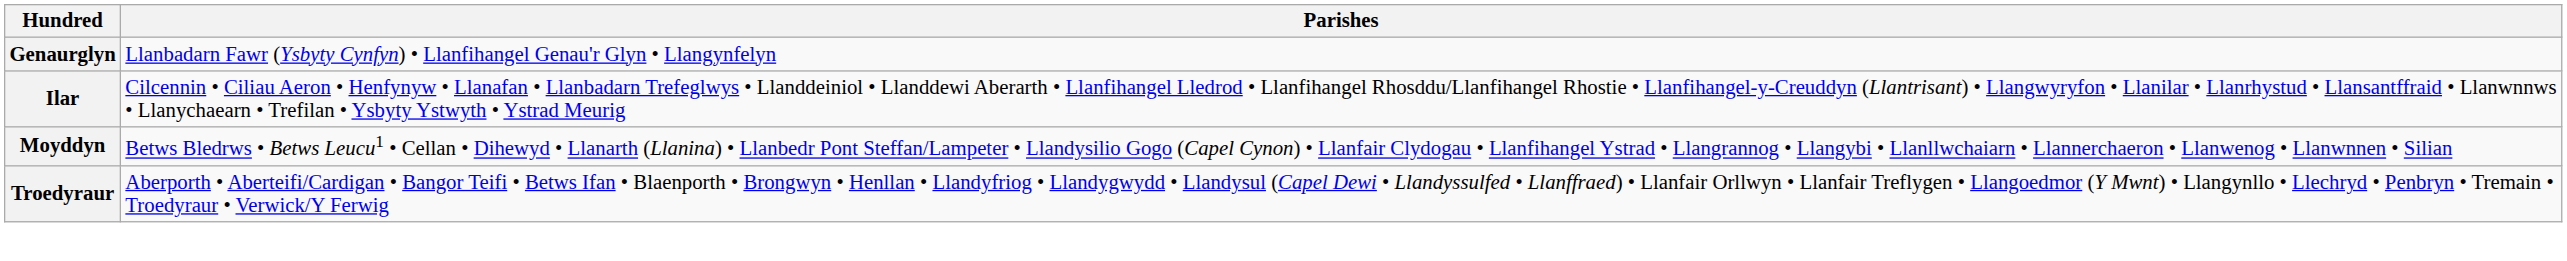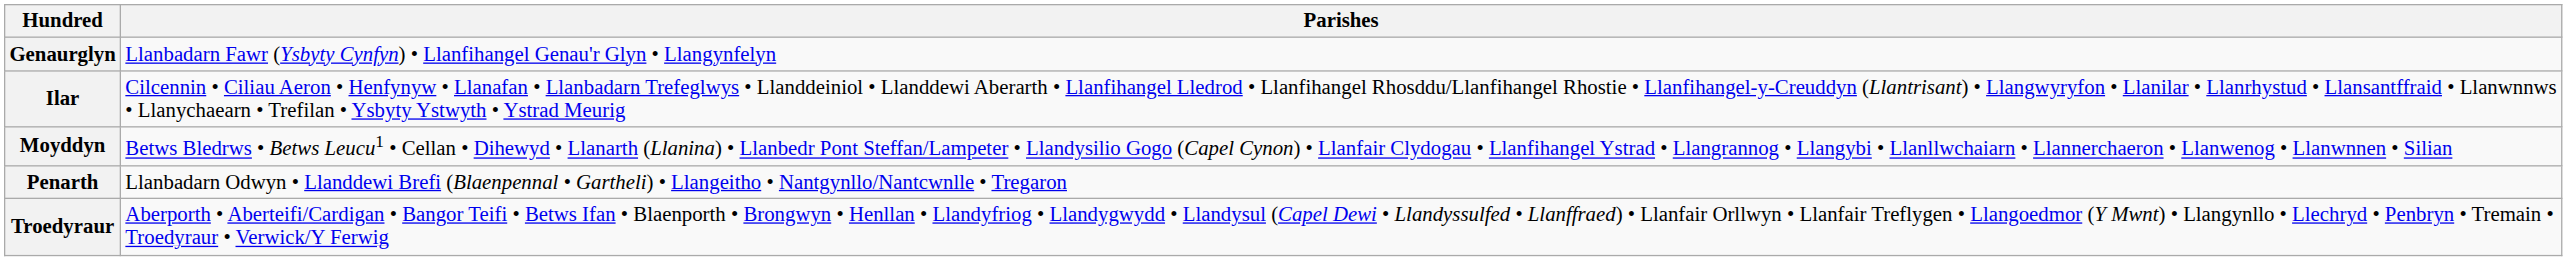+ row: (63, 181)
